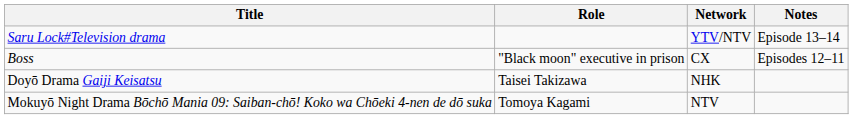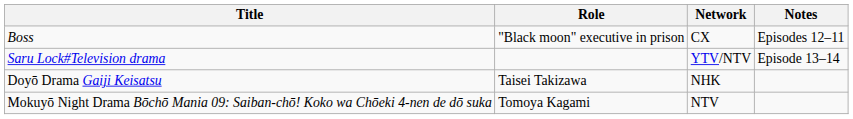rows swapped: (21, 59) <-> (86, 37)
